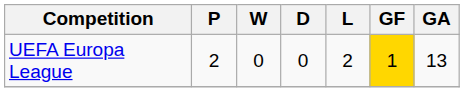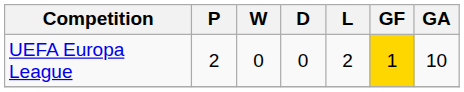(436, 60) 13 -> (436, 60) 10
